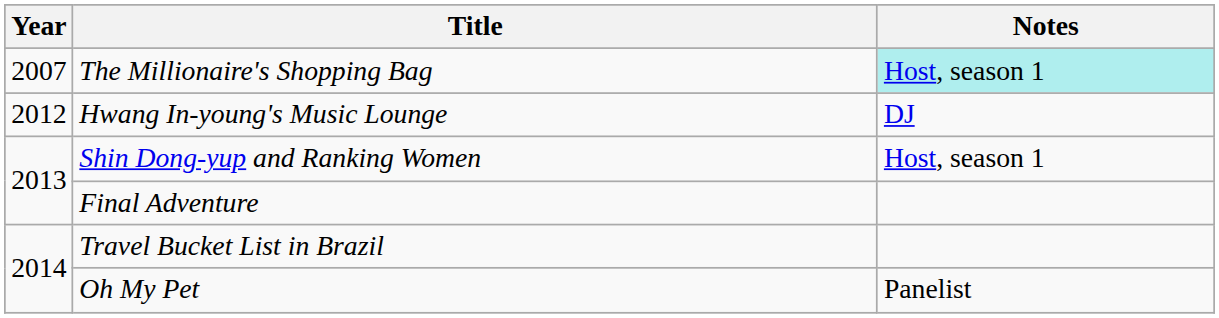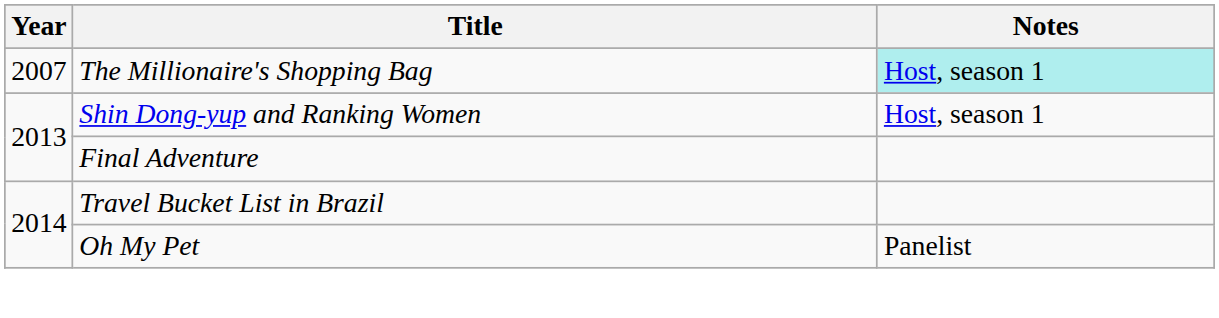- row: (263, 114)
